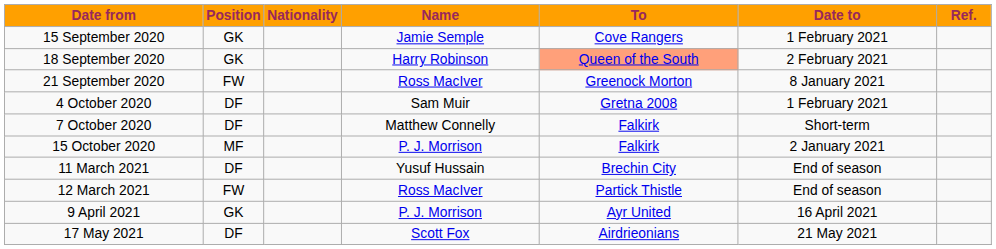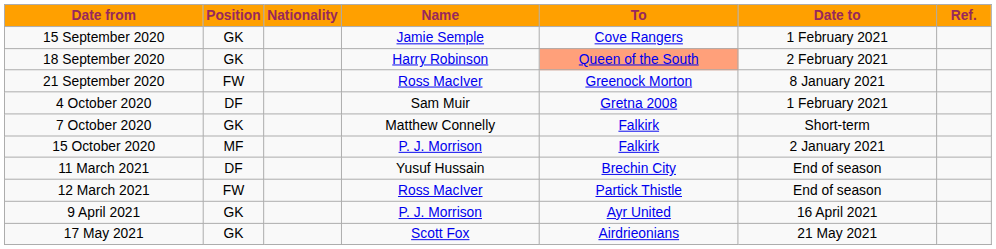(233, 125) DF -> (233, 125) GK
(233, 234) DF -> (233, 234) GK
